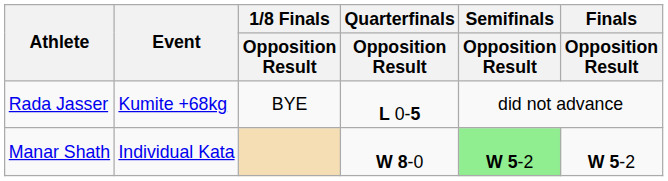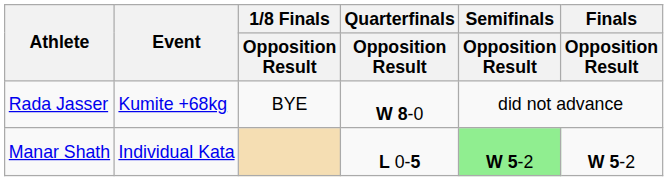(400, 114) L 0-5 -> (400, 114) W 8-0
(400, 162) W 8-0 -> (400, 162) L 0-5
